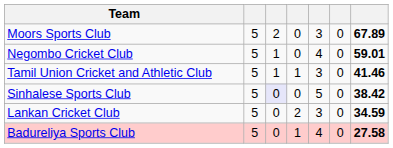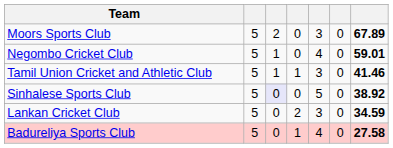(369, 93) 38.42 -> (369, 93) 38.92
